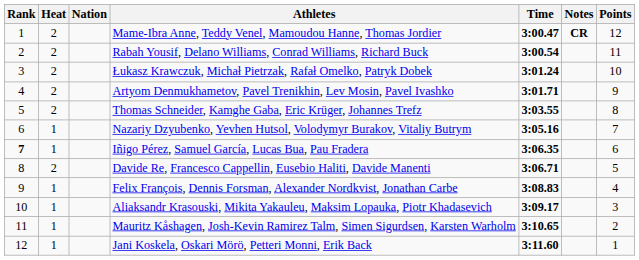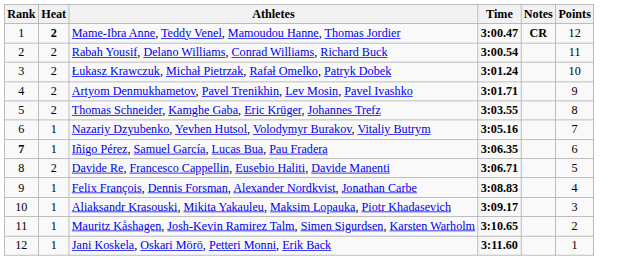- column: (89, 14)
(54, 33) normal -> (54, 33) bold
